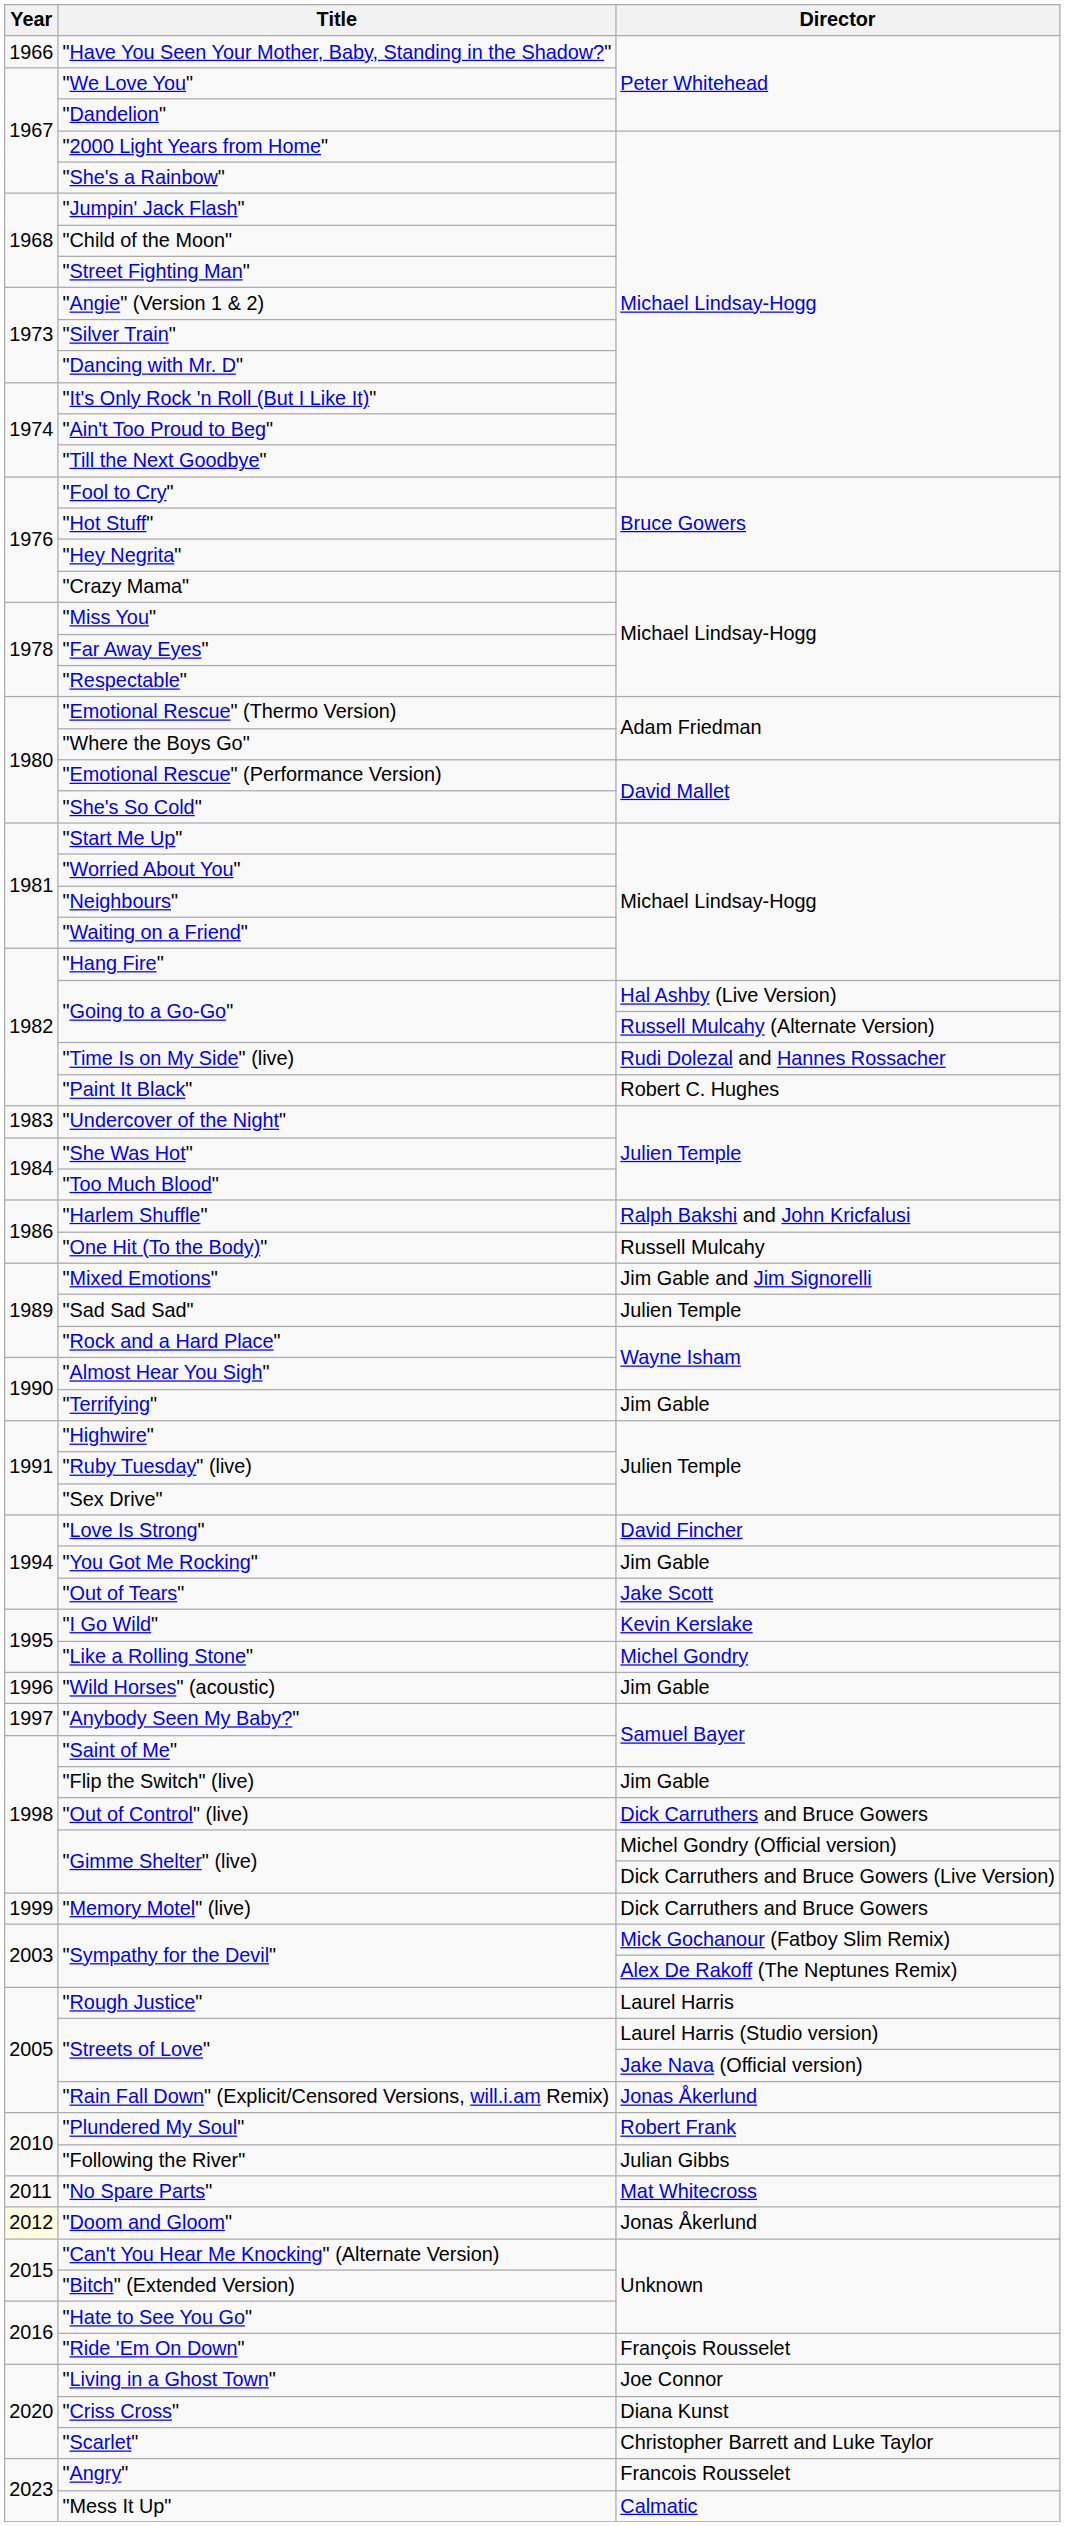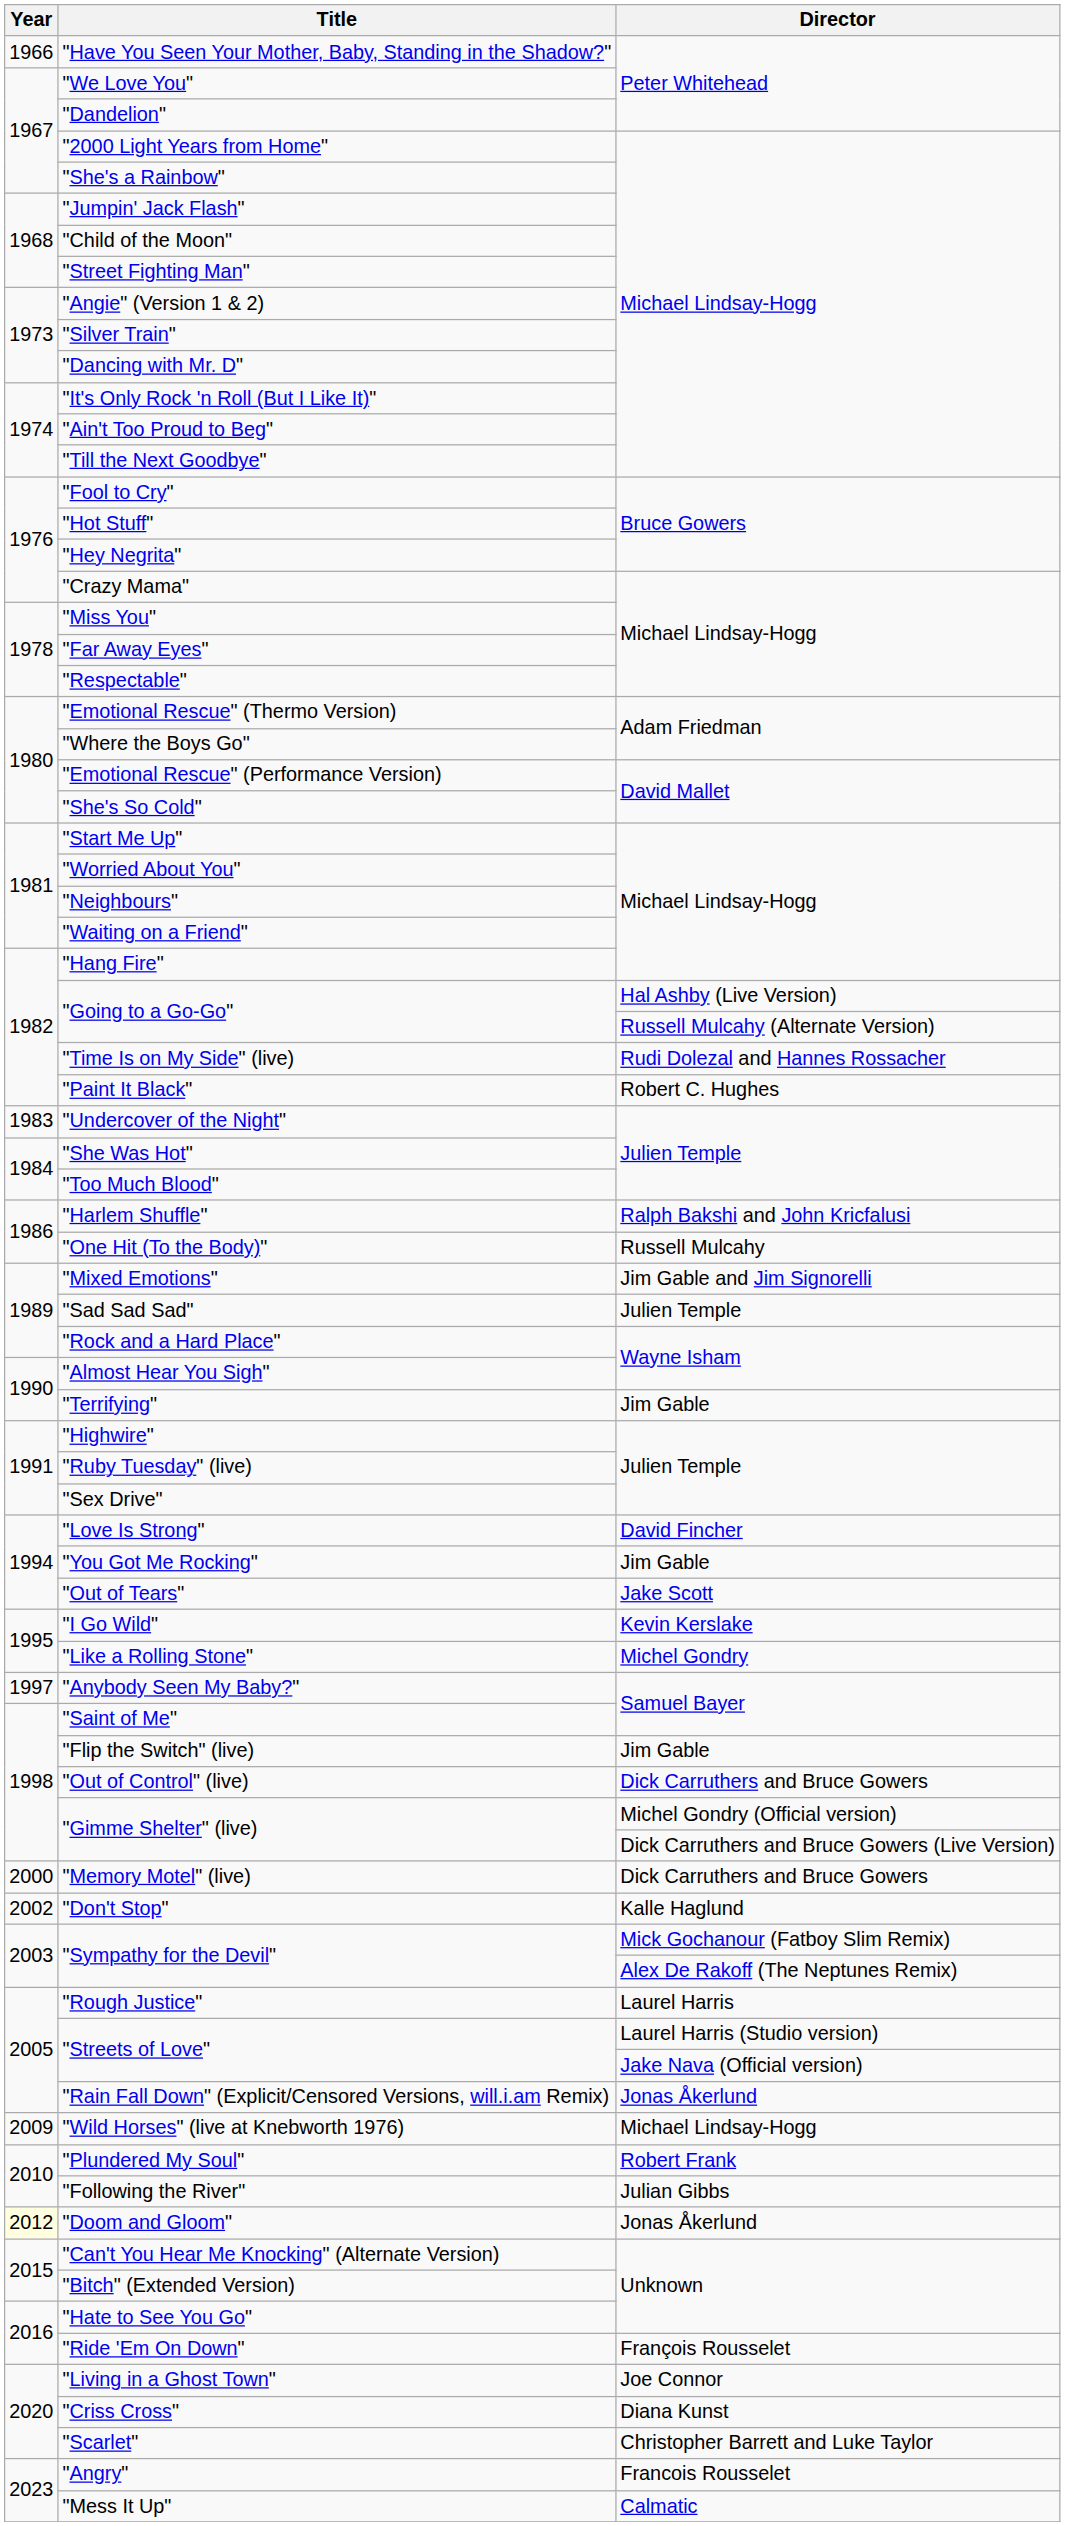- row: (169, 1687)
(31, 1908) 1999 -> (31, 1876) 2000
+ row: (116, 1908)
+ row: (233, 2128)
- row: (137, 2191)
